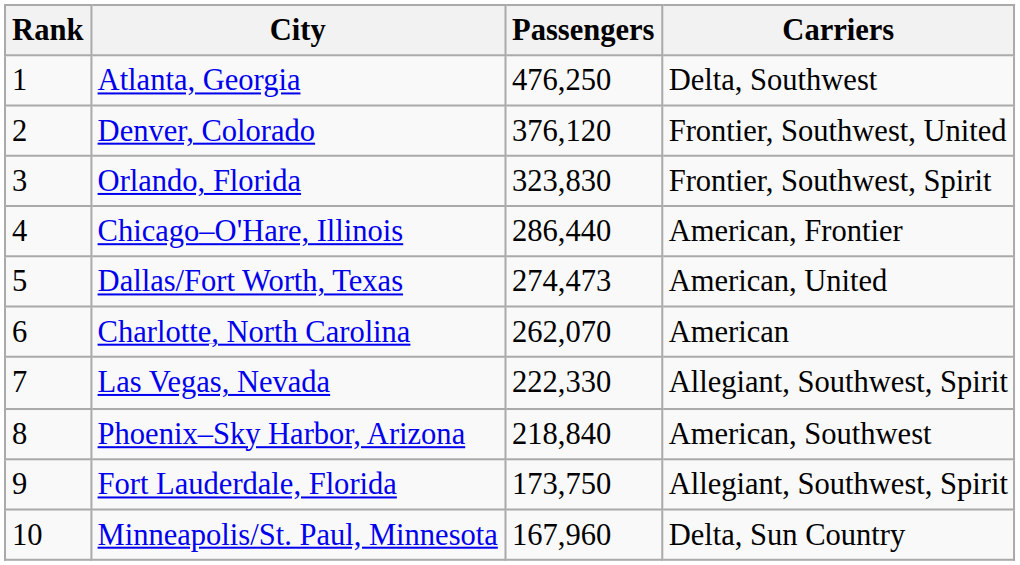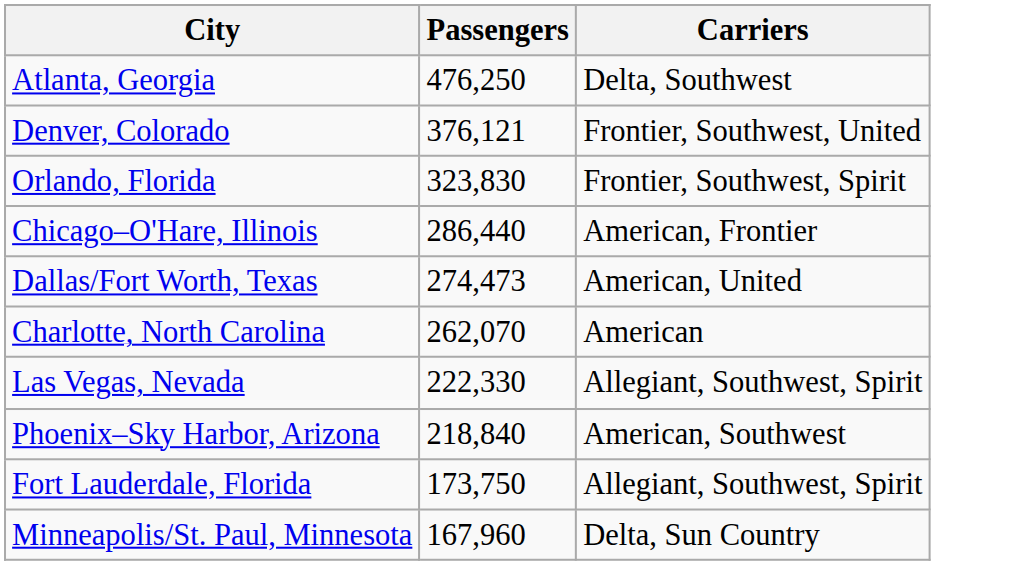- column: (48, 29)
(562, 130) 376,120 -> (476, 130) 376,121
